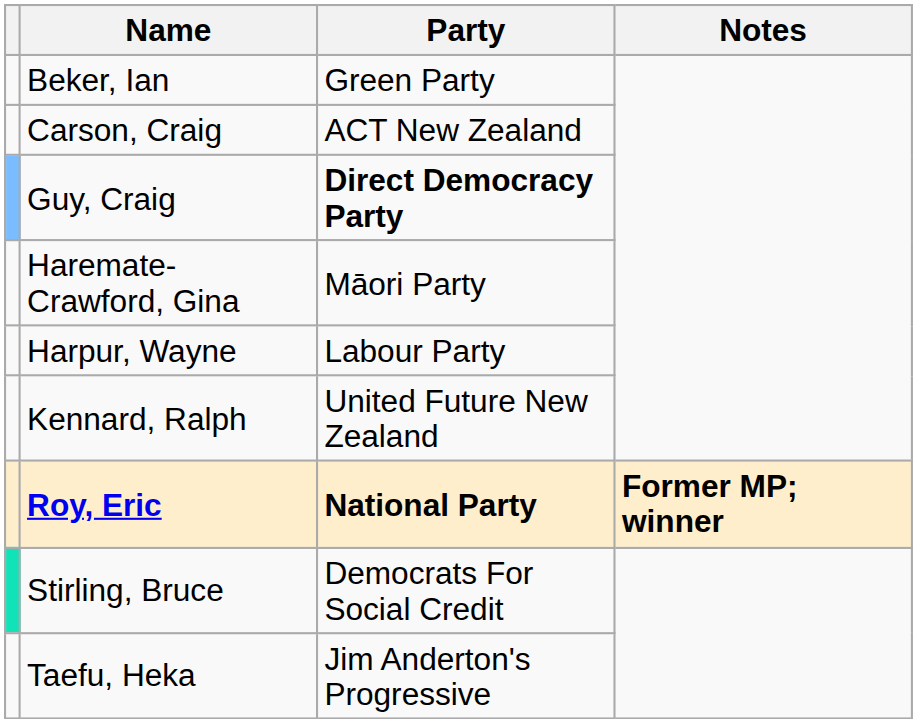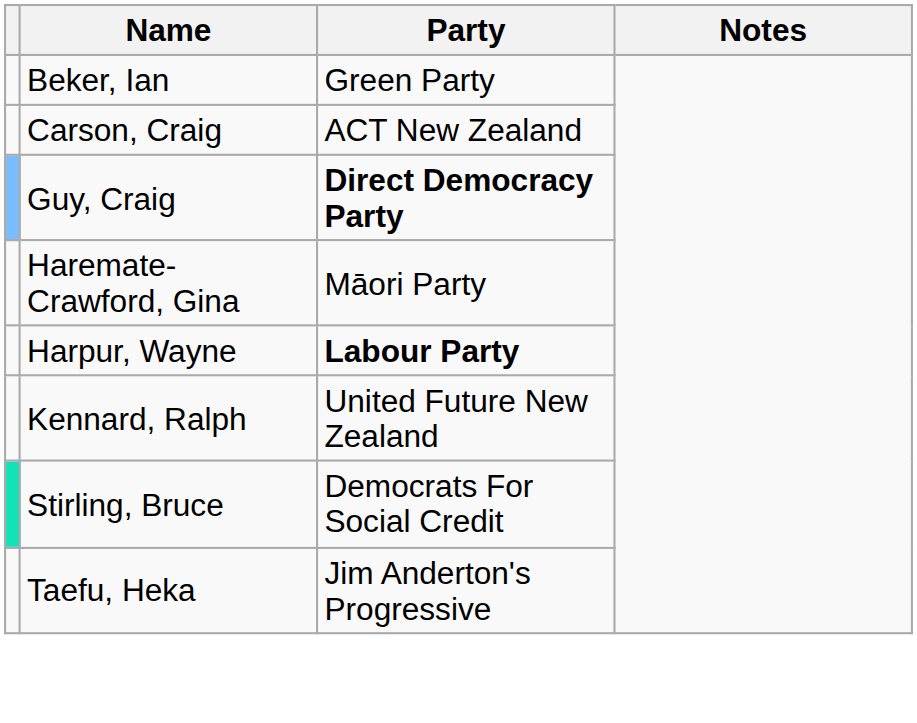(415, 351) normal -> (422, 351) bold
- row: (94, 504)
